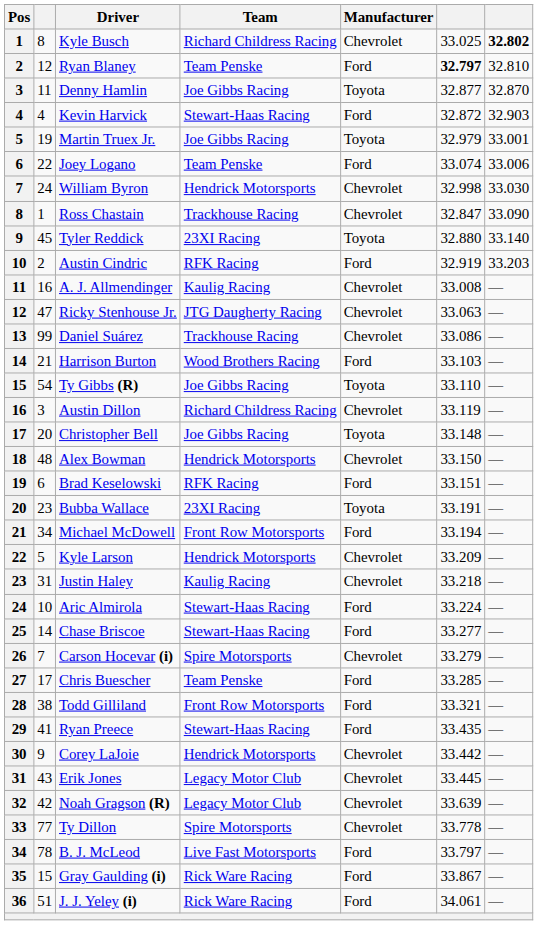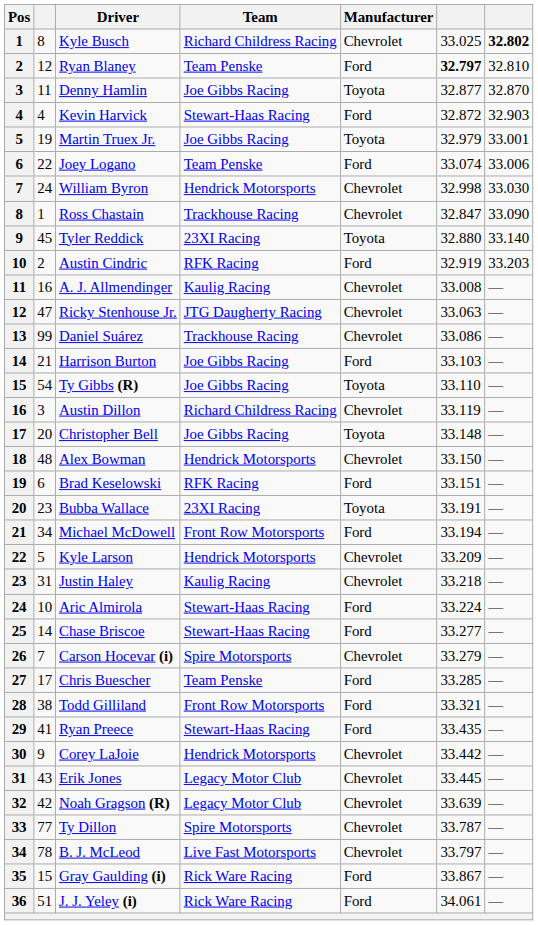(252, 360) Wood Brothers Racing -> (236, 360) Joe Gibbs Racing
(461, 827) 33.778 -> (461, 827) 33.787
(358, 852) Ford -> (373, 852) Chevrolet
